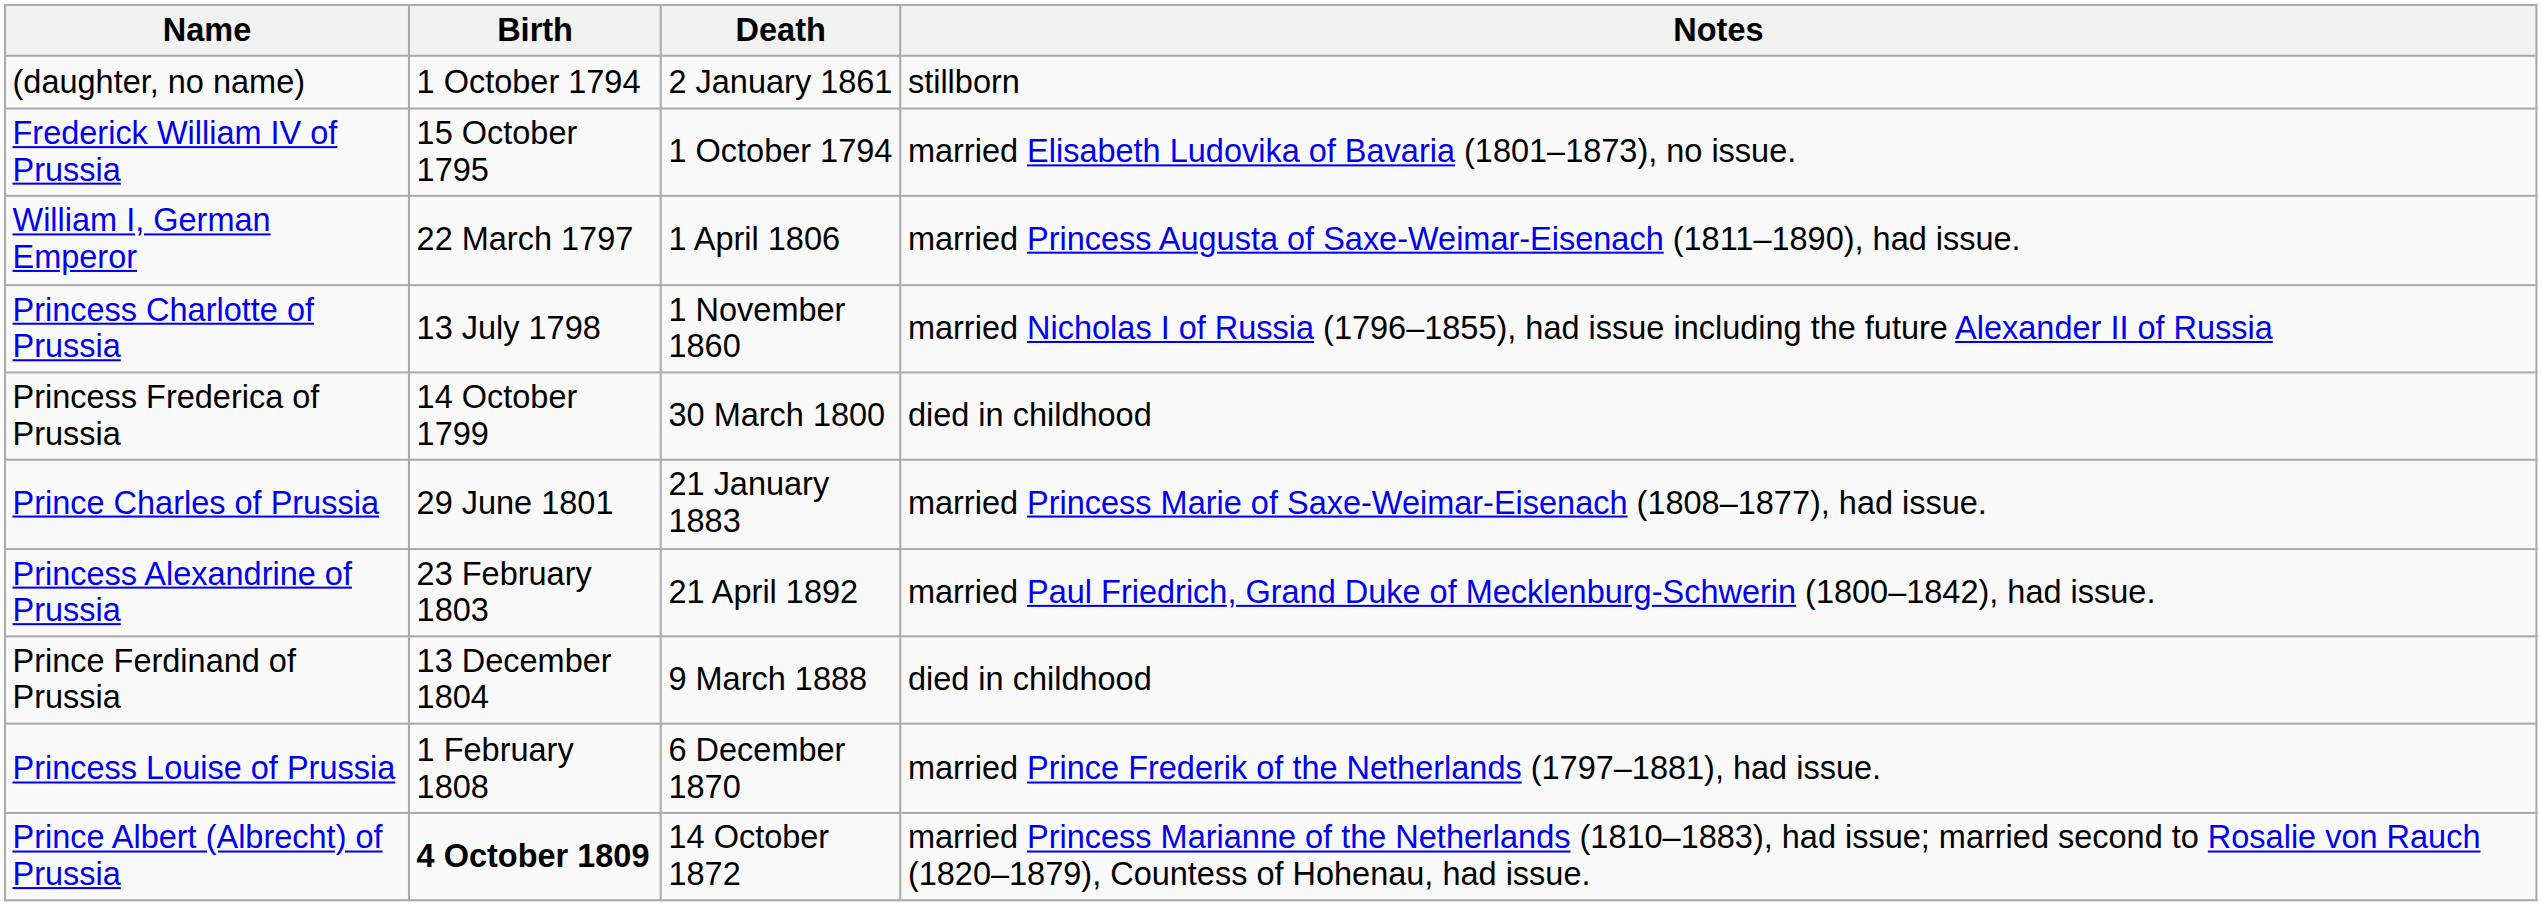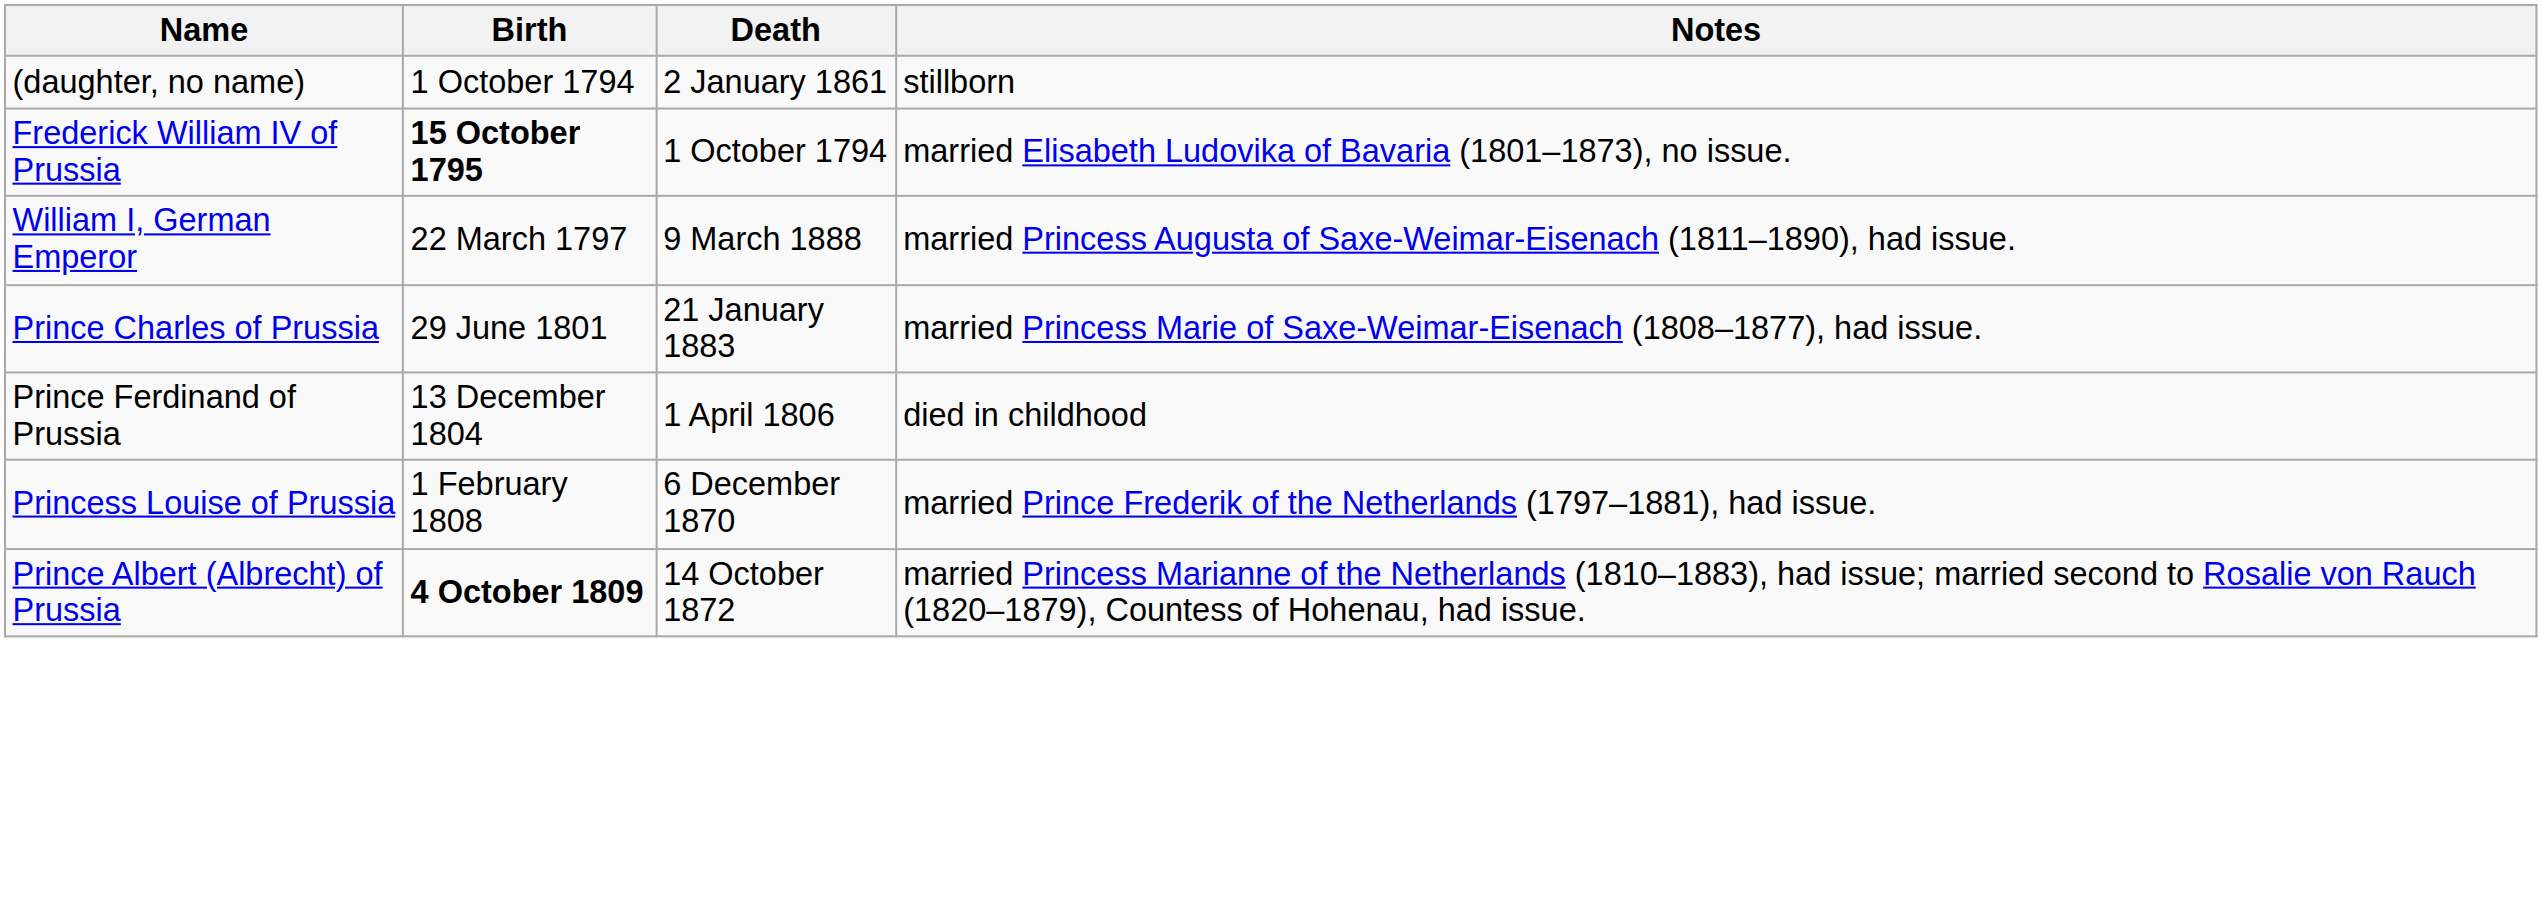(497, 151) normal -> (495, 151) bold
(754, 239) 1 April 1806 -> (762, 239) 9 March 1888
- row: (163, 327)
- row: (166, 415)
- row: (182, 591)
(768, 679) 9 March 1888 -> (749, 415) 1 April 1806
